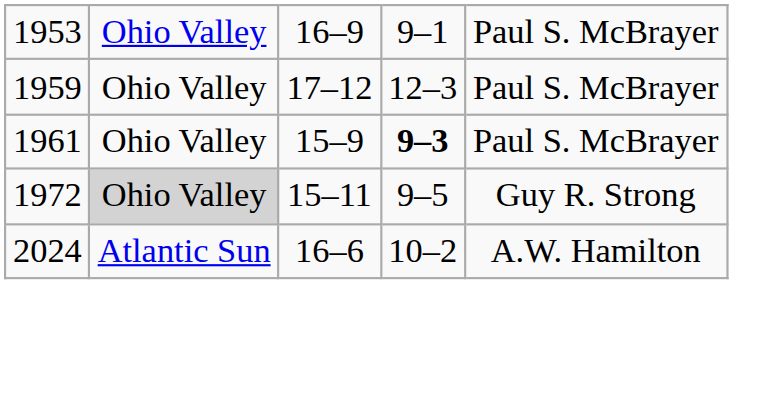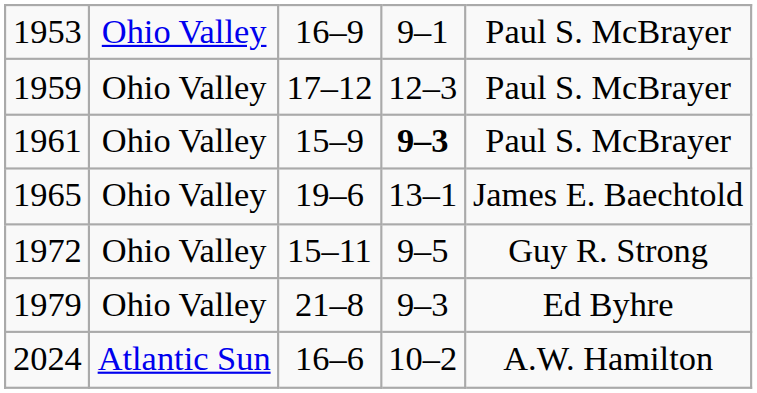+ row: (47, 195)
(184, 195) lightgrey background -> (184, 250) no background
+ row: (47, 304)
